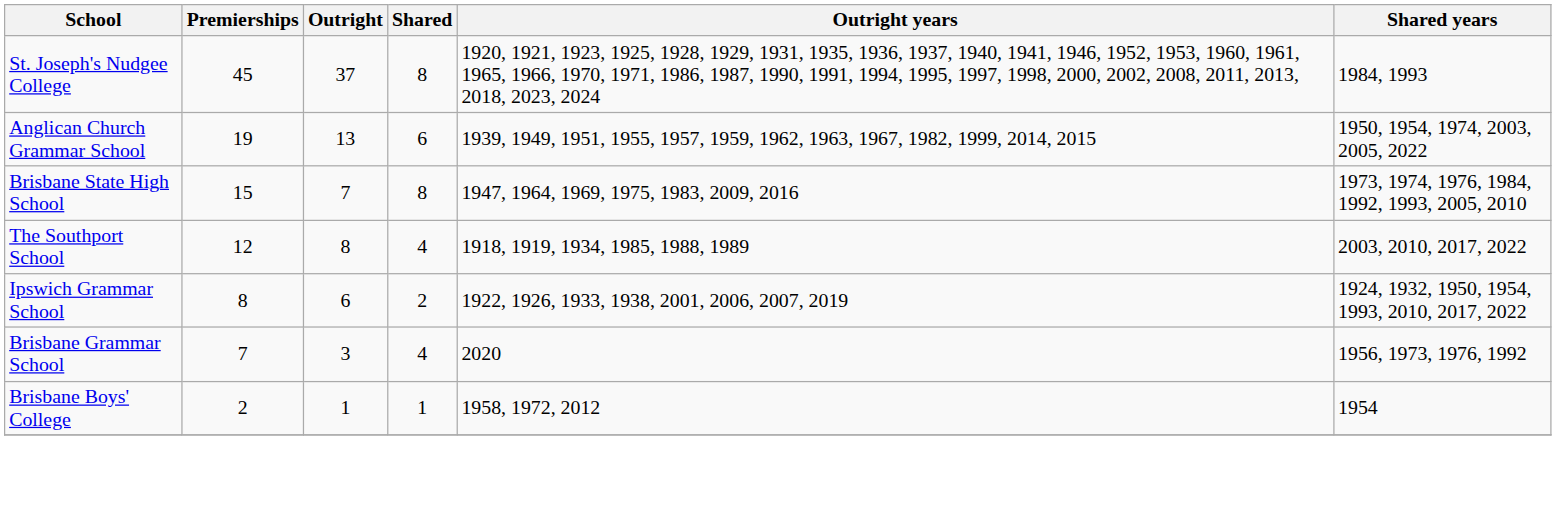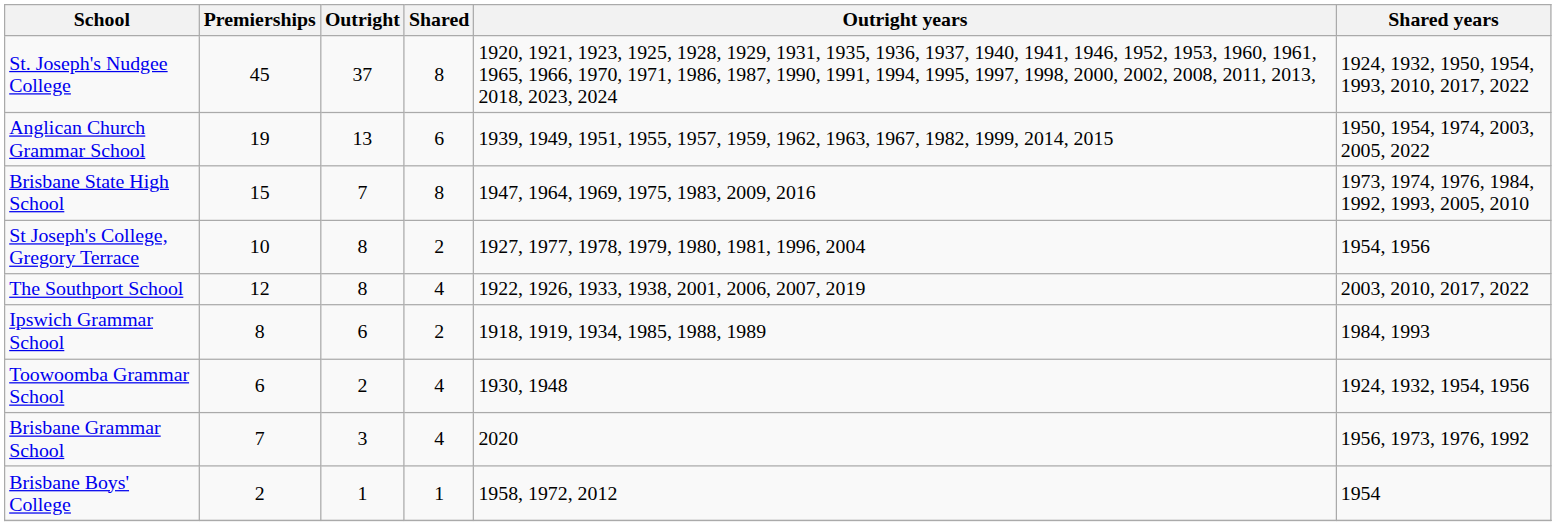(1383, 74) 1984, 1993 -> (1437, 74) 1924, 1932, 1950, 1954, 1993, 2010, 2017, 2022
+ row: (88, 246)
(605, 246) 1918, 1919, 1934, 1985, 1988, 1989 -> (672, 289) 1922, 1926, 1933, 1938, 2001, 2006, 2007, 2019
(655, 300) 1922, 1926, 1933, 1938, 2001, 2006, 2007, 2019 -> (622, 331) 1918, 1919, 1934, 1985, 1988, 1989
(1435, 300) 1924, 1932, 1950, 1954, 1993, 2010, 2017, 2022 -> (1385, 331) 1984, 1993
+ row: (99, 385)
